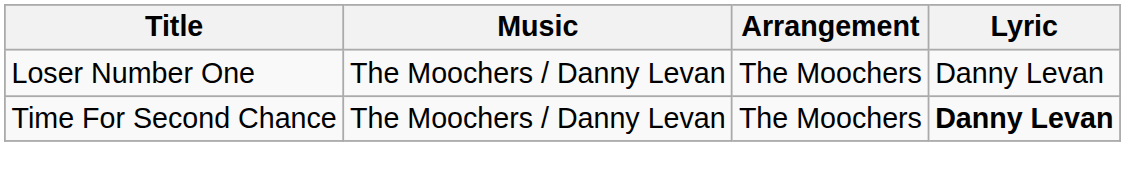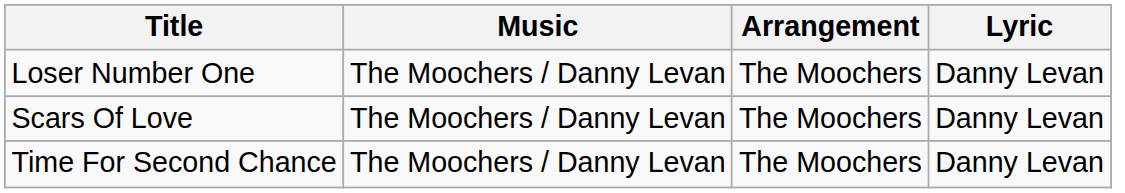+ row: (102, 118)
(1024, 118) bold -> (1020, 163) normal
